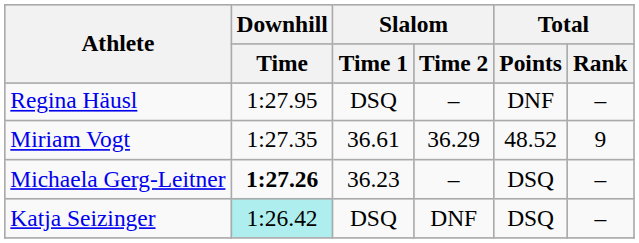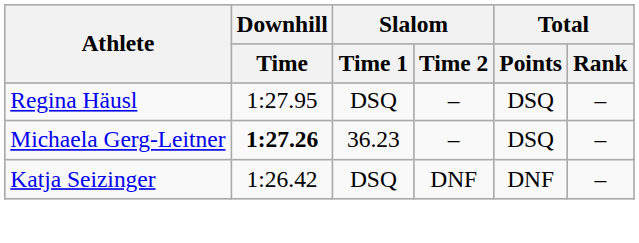(531, 101) DNF -> (531, 101) DSQ
- row: (70, 140)
(282, 217) paleturquoise background -> (282, 179) no background
(531, 217) DSQ -> (531, 179) DNF
